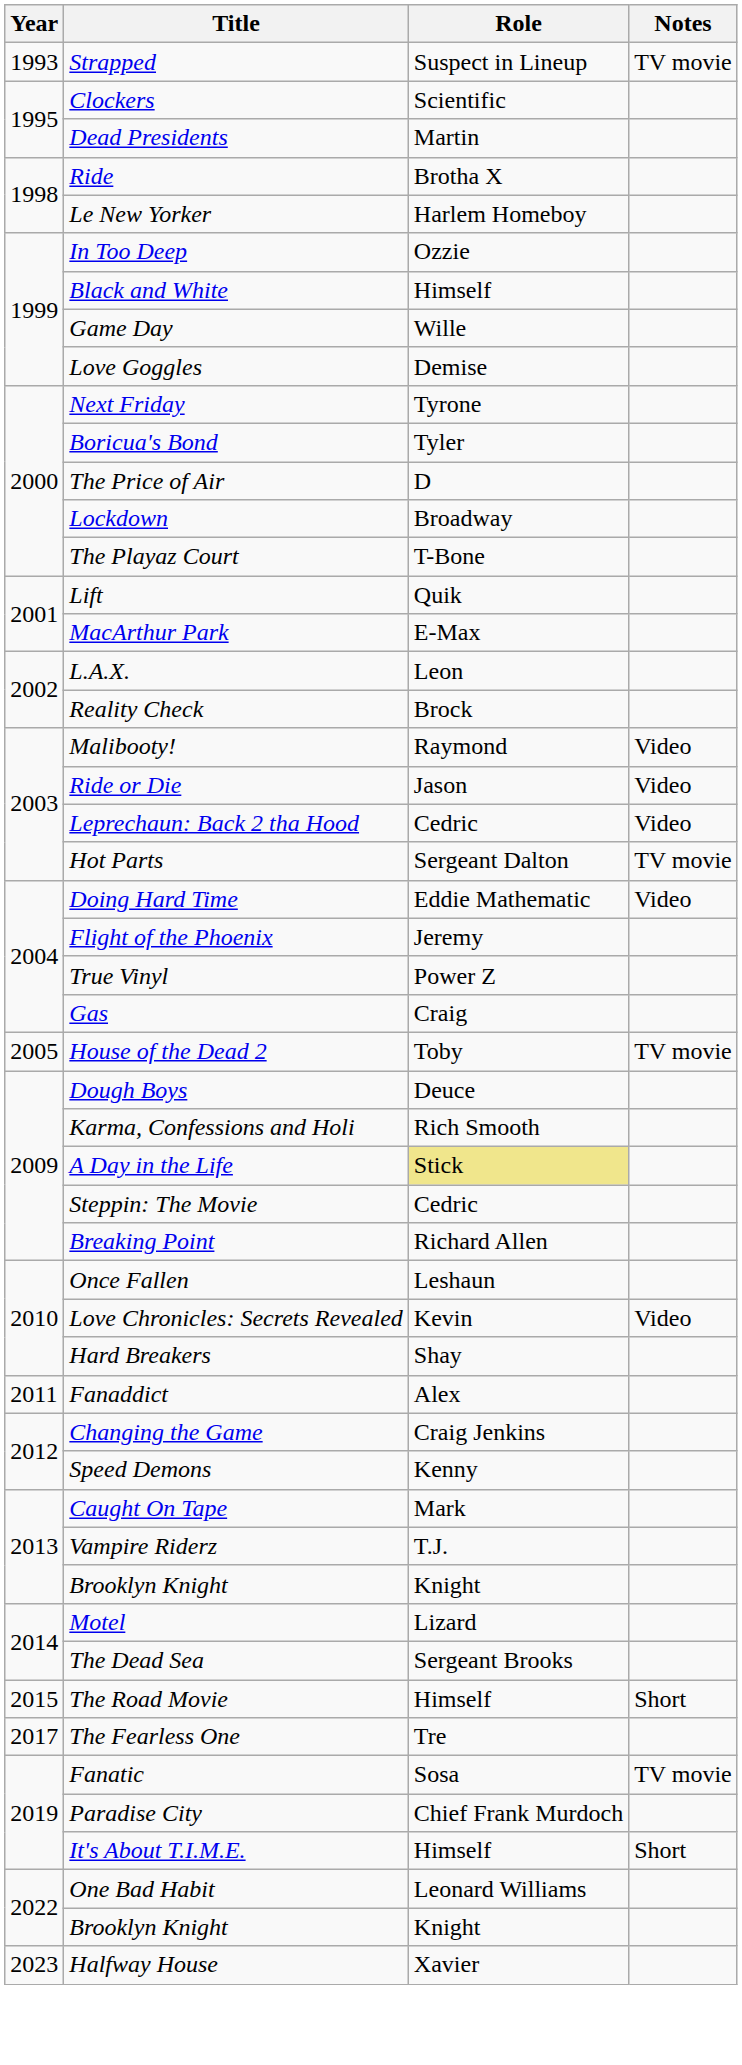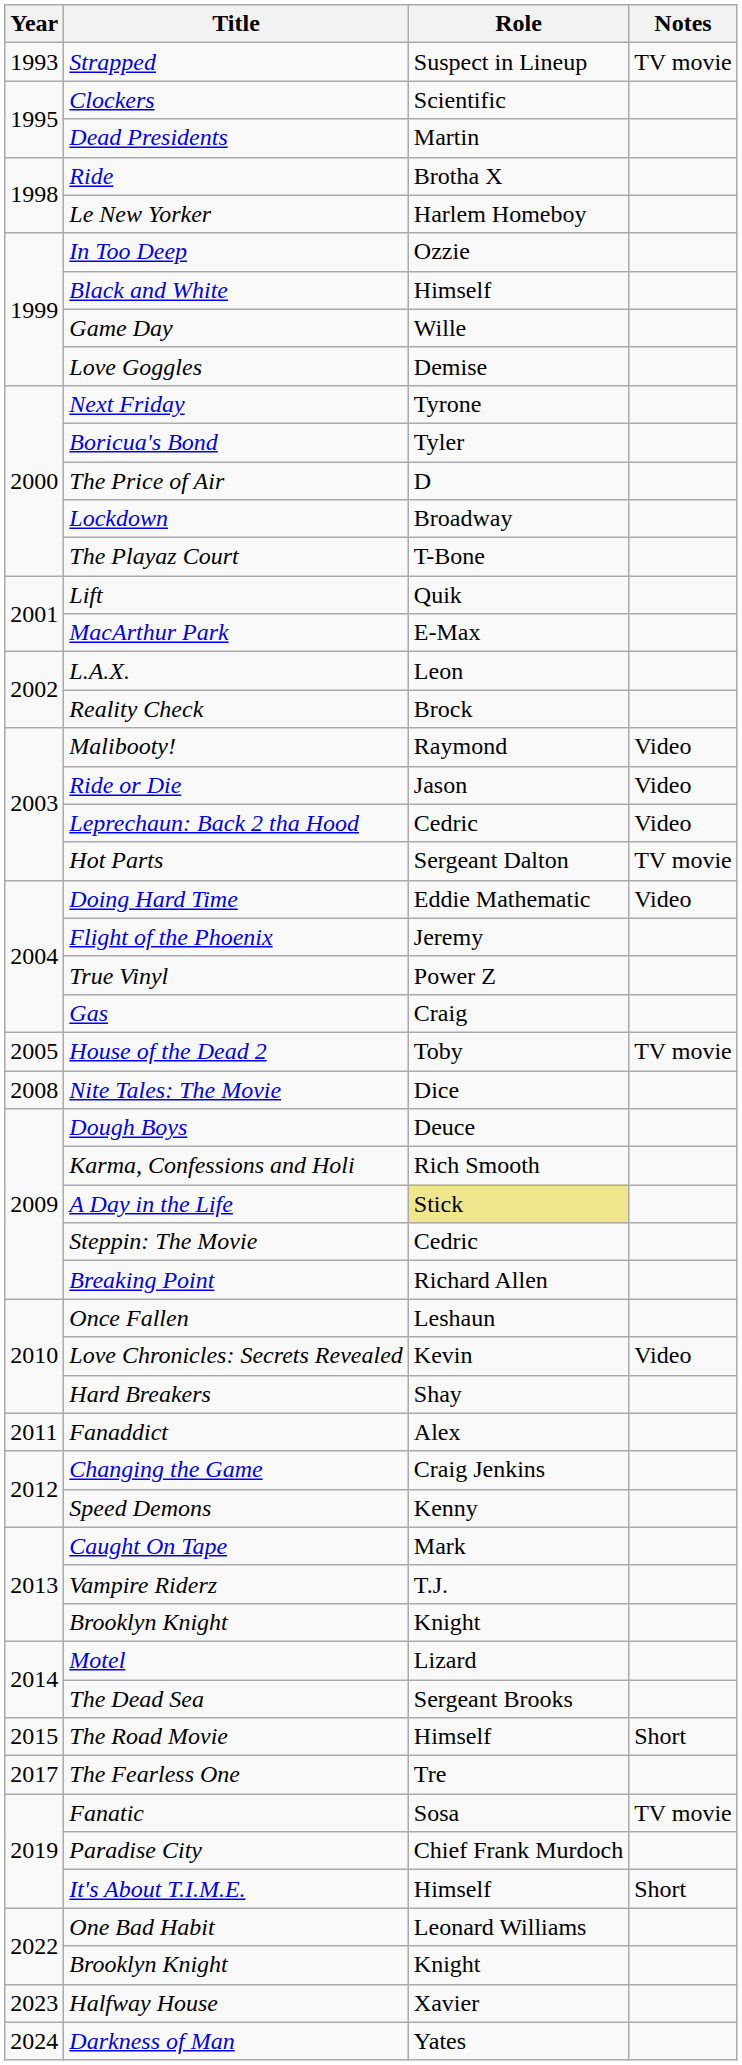+ row: (34, 1089)
+ row: (34, 2040)
